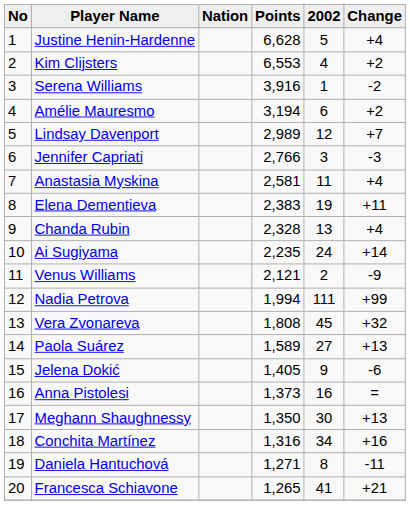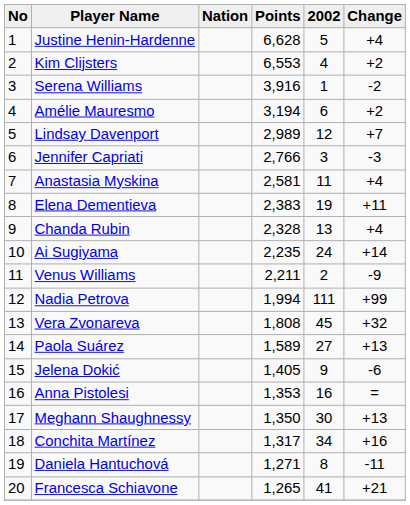(282, 275) 2,121 -> (282, 275) 2,211
(282, 393) 1,373 -> (282, 393) 1,353
(282, 441) 1,316 -> (282, 441) 1,317
